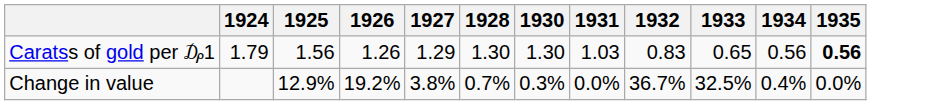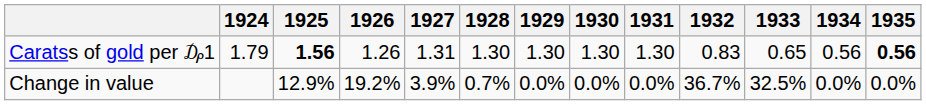+ column: (542, 20)
(315, 52) normal -> (315, 52) bold
(436, 52) 1.29 -> (436, 52) 1.31
(600, 52) 1.03 -> (655, 52) 1.30
(432, 83) 3.8% -> (432, 83) 3.9%
(542, 83) 0.3% -> (597, 83) 0.0%
(784, 83) 0.4% -> (838, 83) 0.0%
